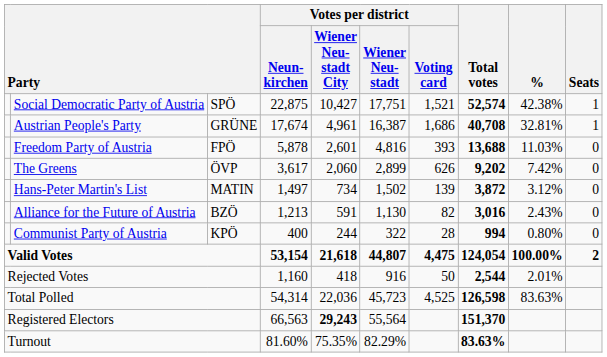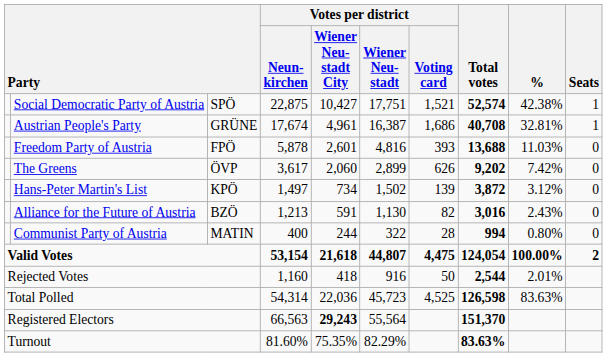(232, 190) MATIN -> (224, 190) KPÖ
(224, 233) KPÖ -> (232, 233) MATIN
